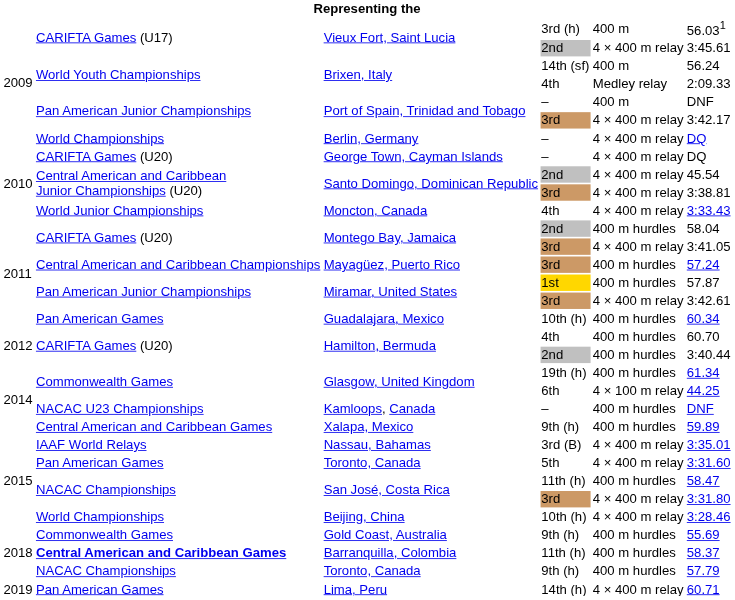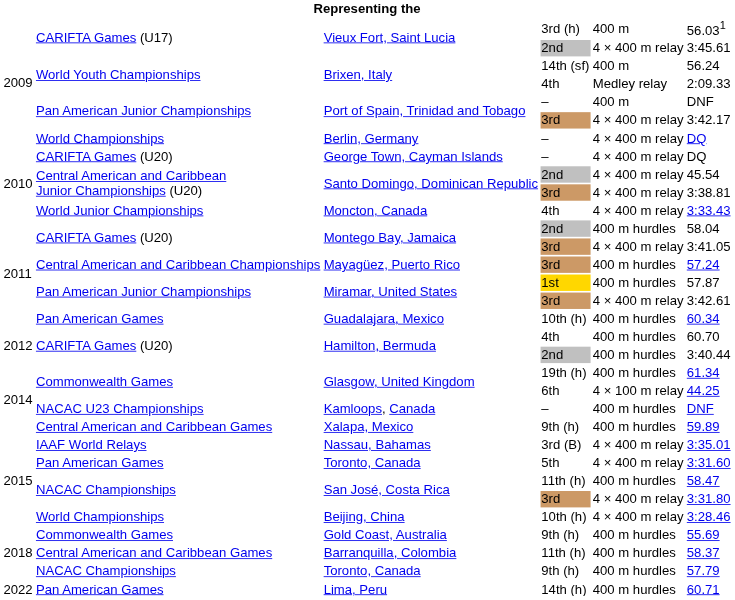(161, 553) bold -> (154, 553) normal
(18, 589) 2019 -> (18, 589) 2022
(638, 589) 4 × 400 m relay -> (634, 589) 400 m hurdles
